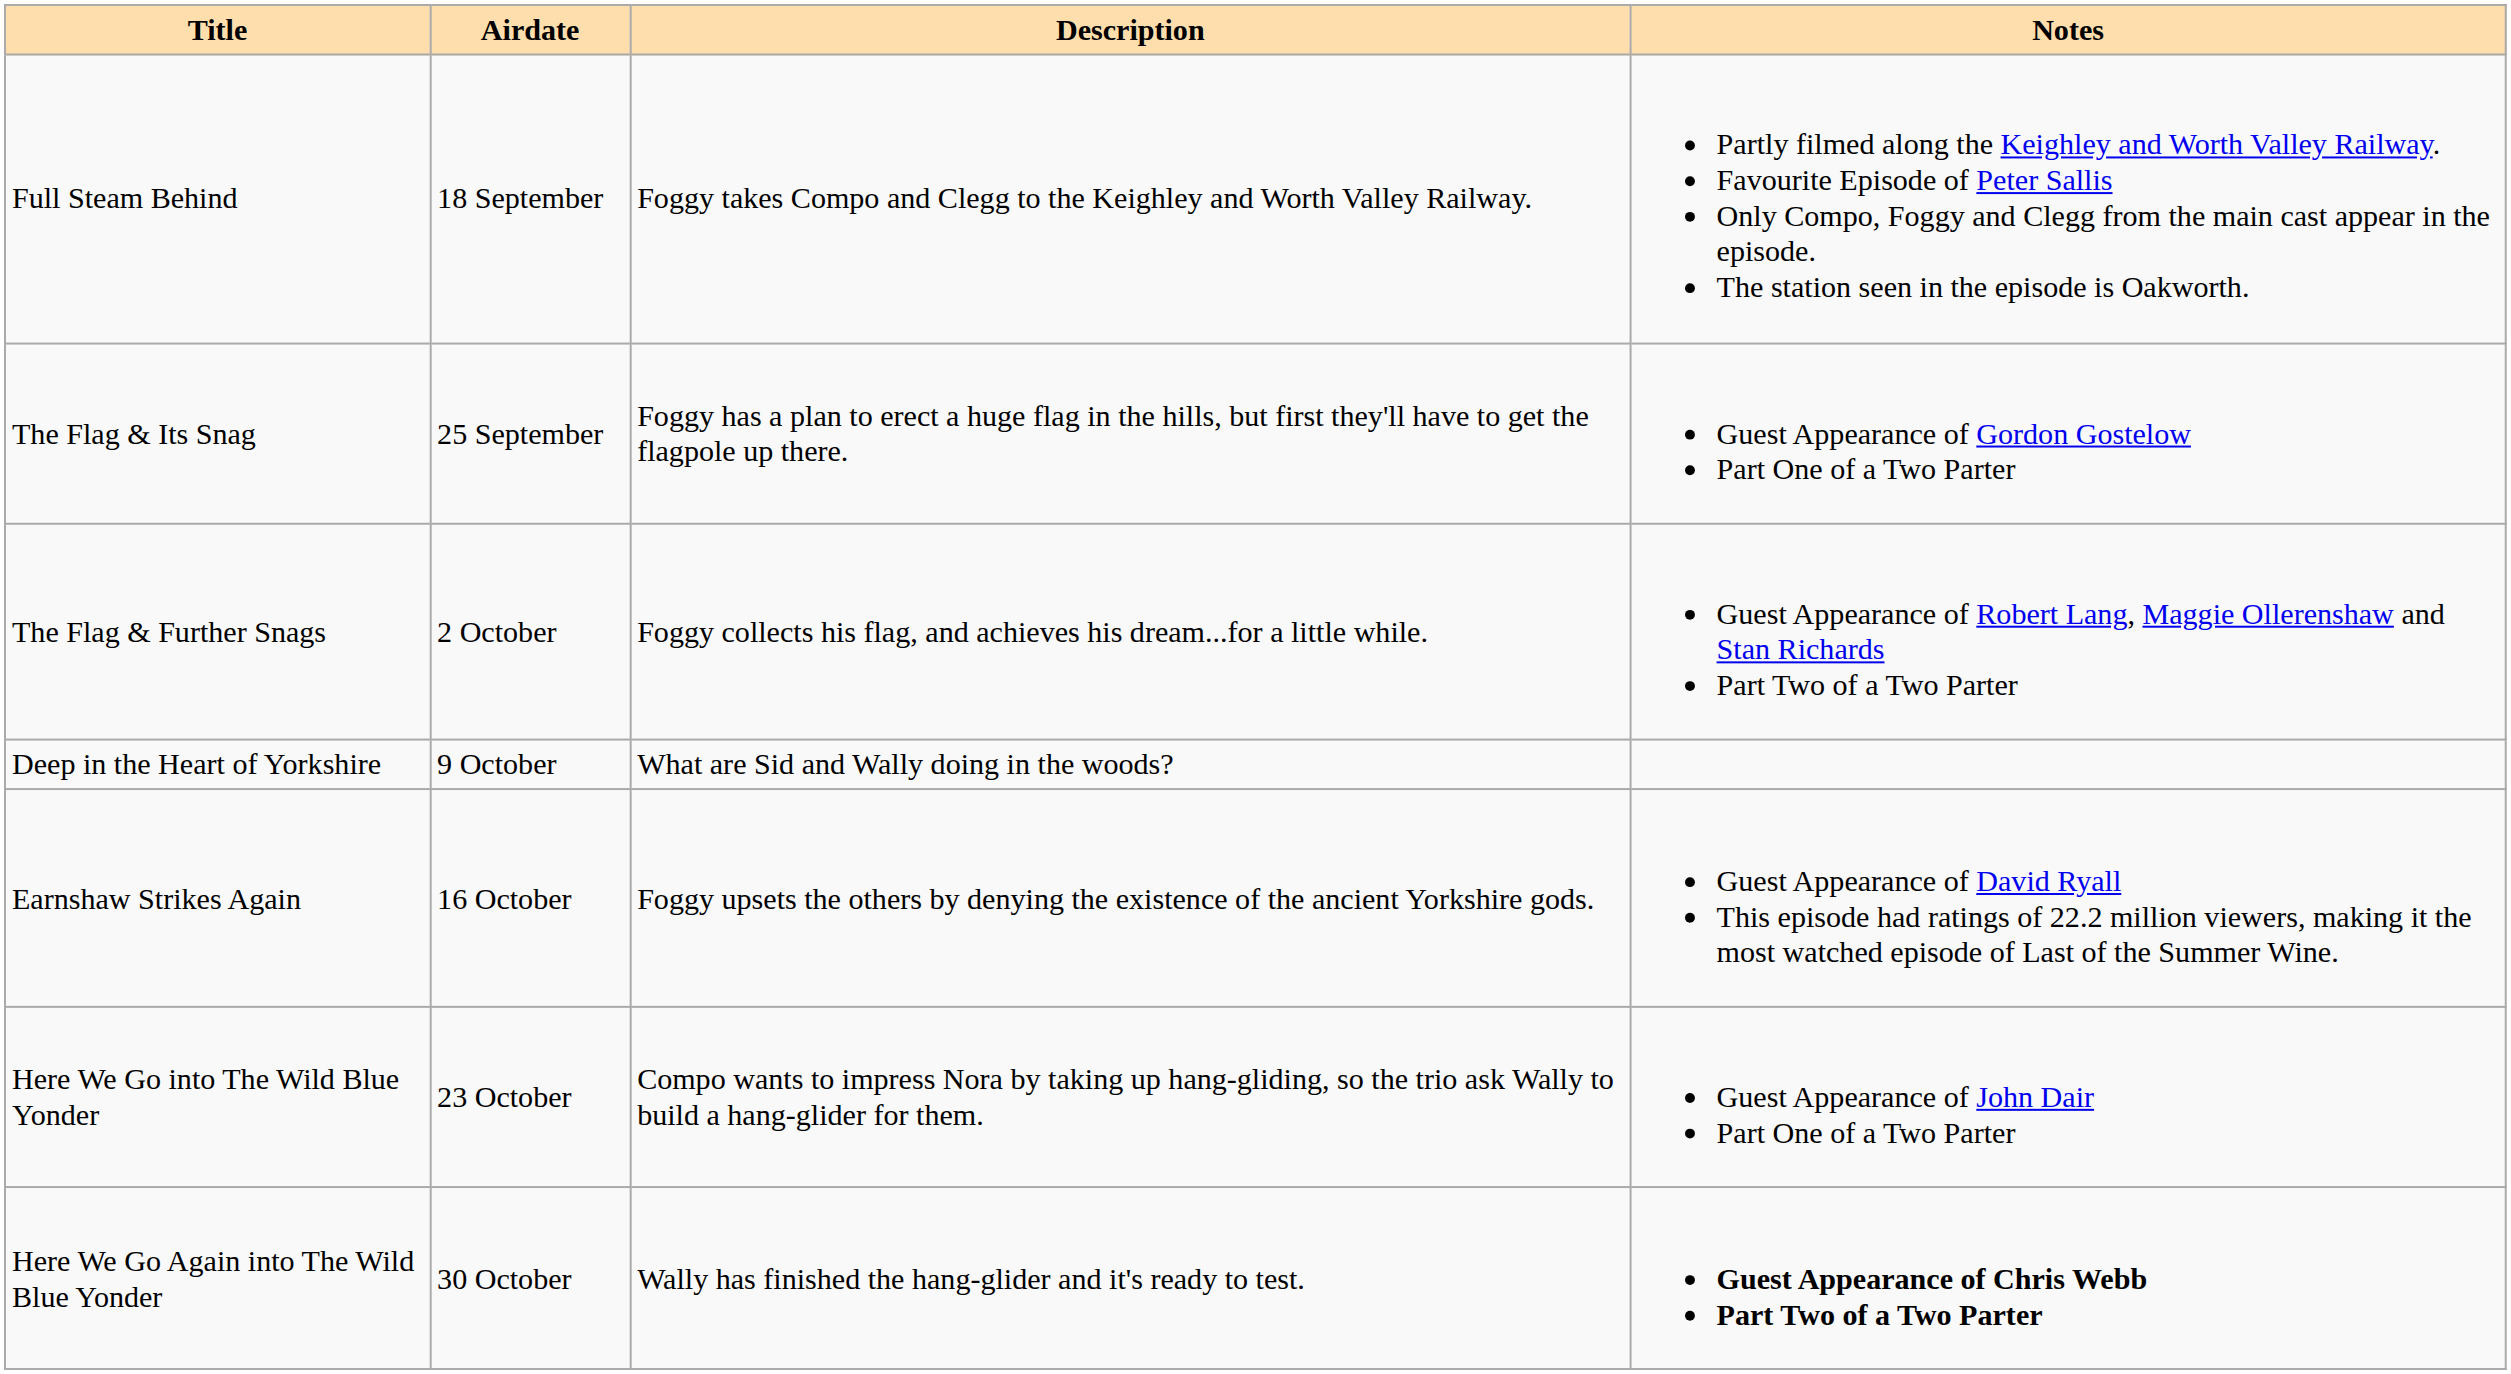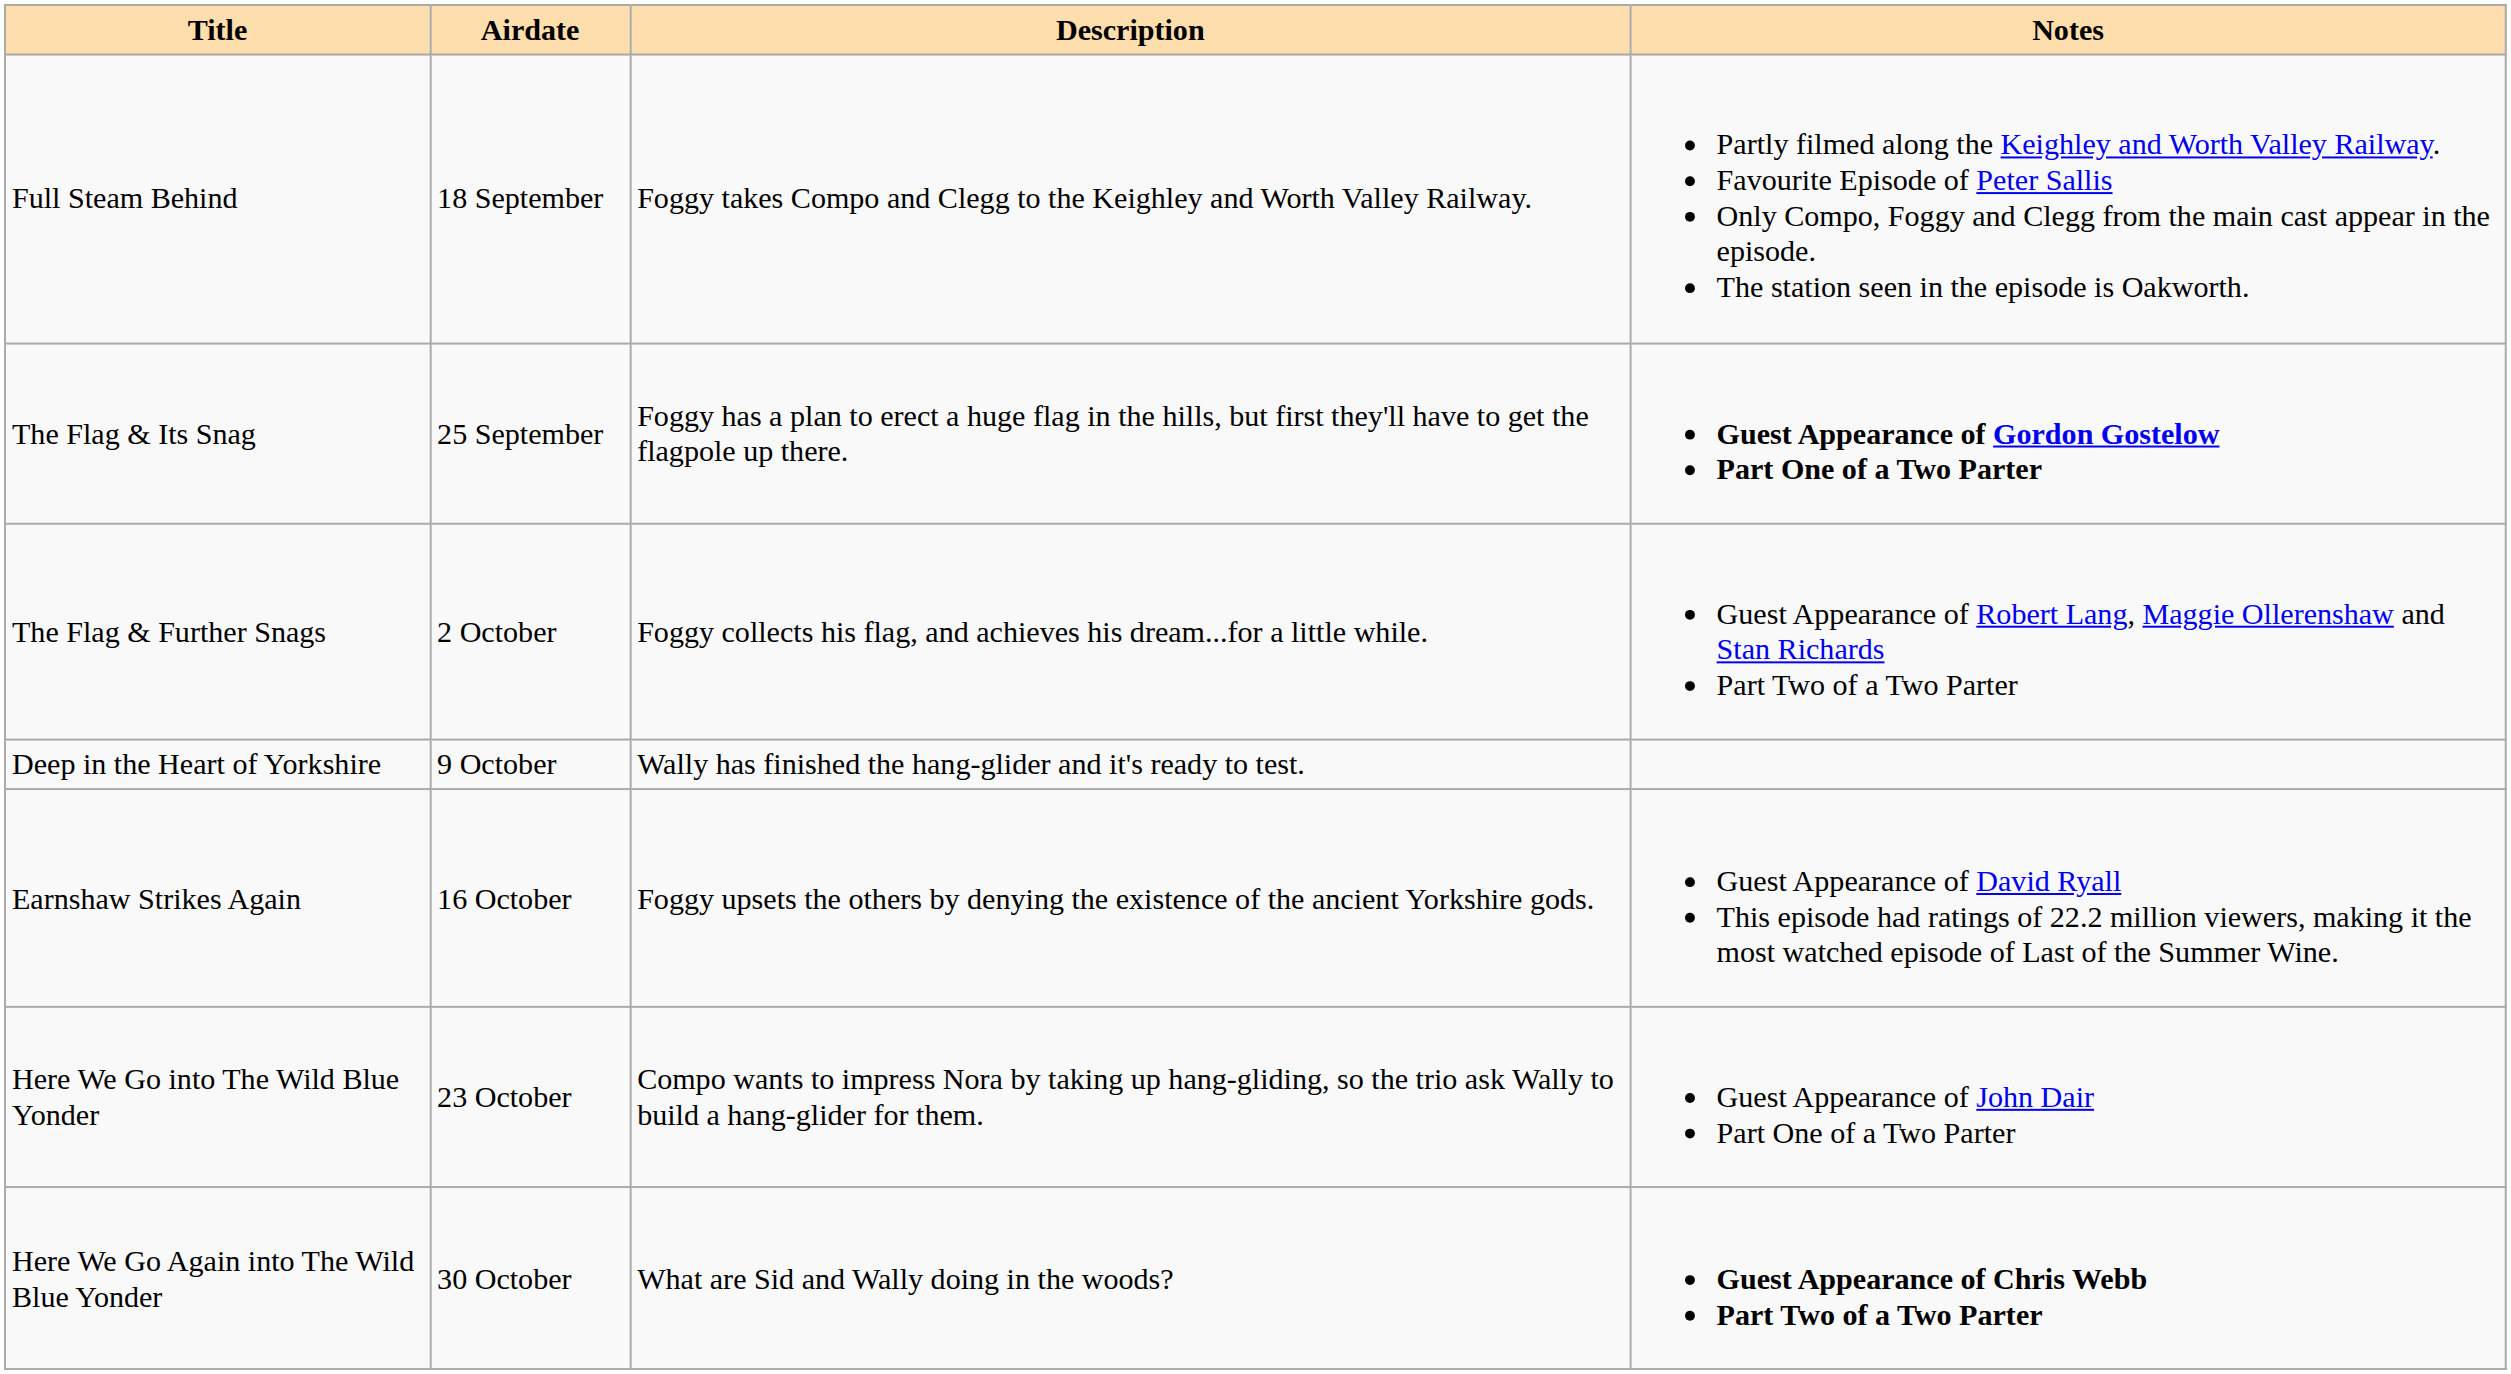(2068, 451) normal -> (2068, 451) bold
(905, 764) What are Sid and Wally doing in the woods? -> (971, 764) Wally has finished the hang-glider and it's ready to test.
(971, 1277) Wally has finished the hang-glider and it's ready to test. -> (905, 1277) What are Sid and Wally doing in the woods?
